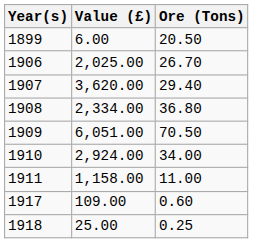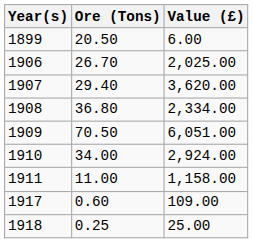columns swapped: (202, 16) <-> (113, 16)
